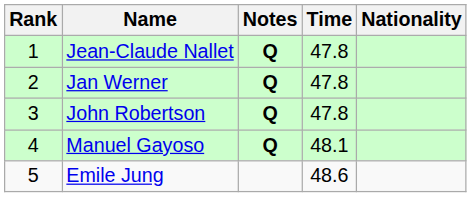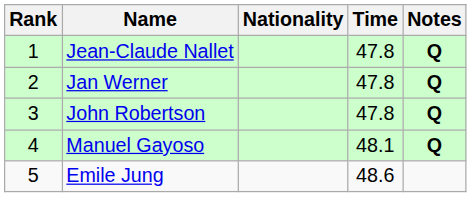columns swapped: (412, 20) <-> (270, 20)
